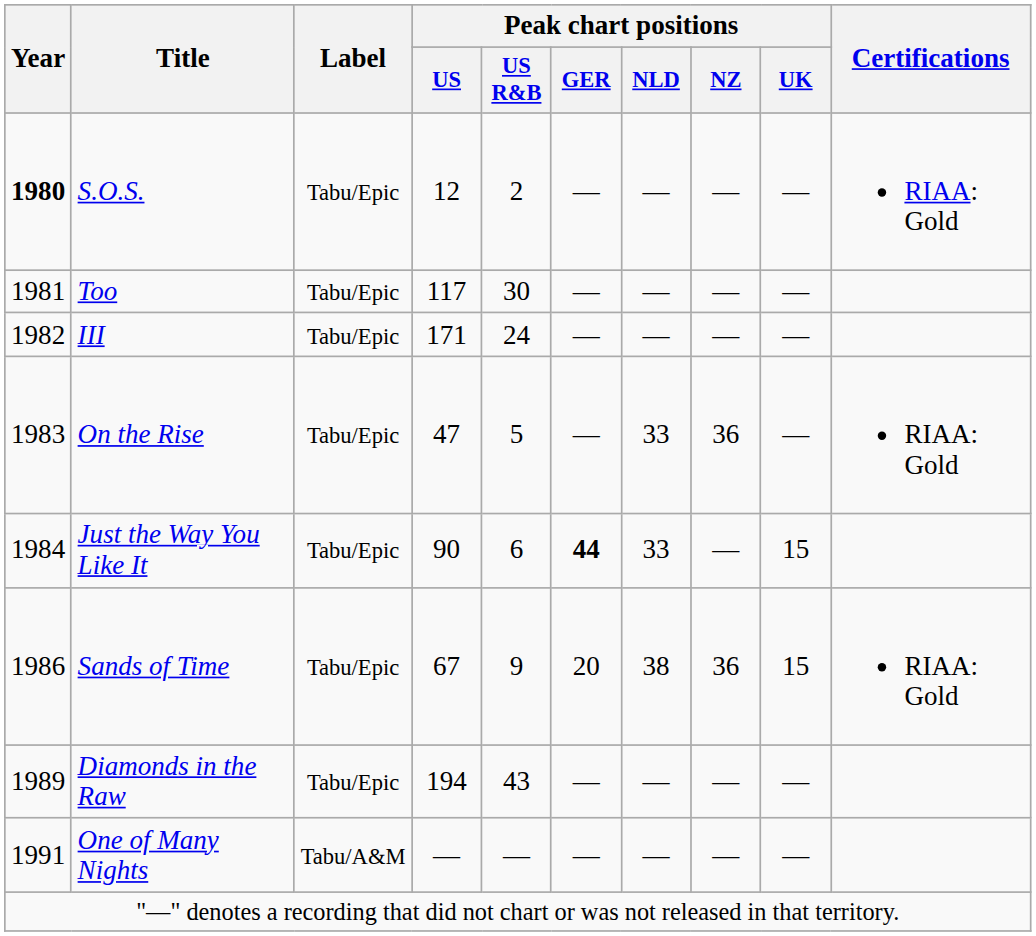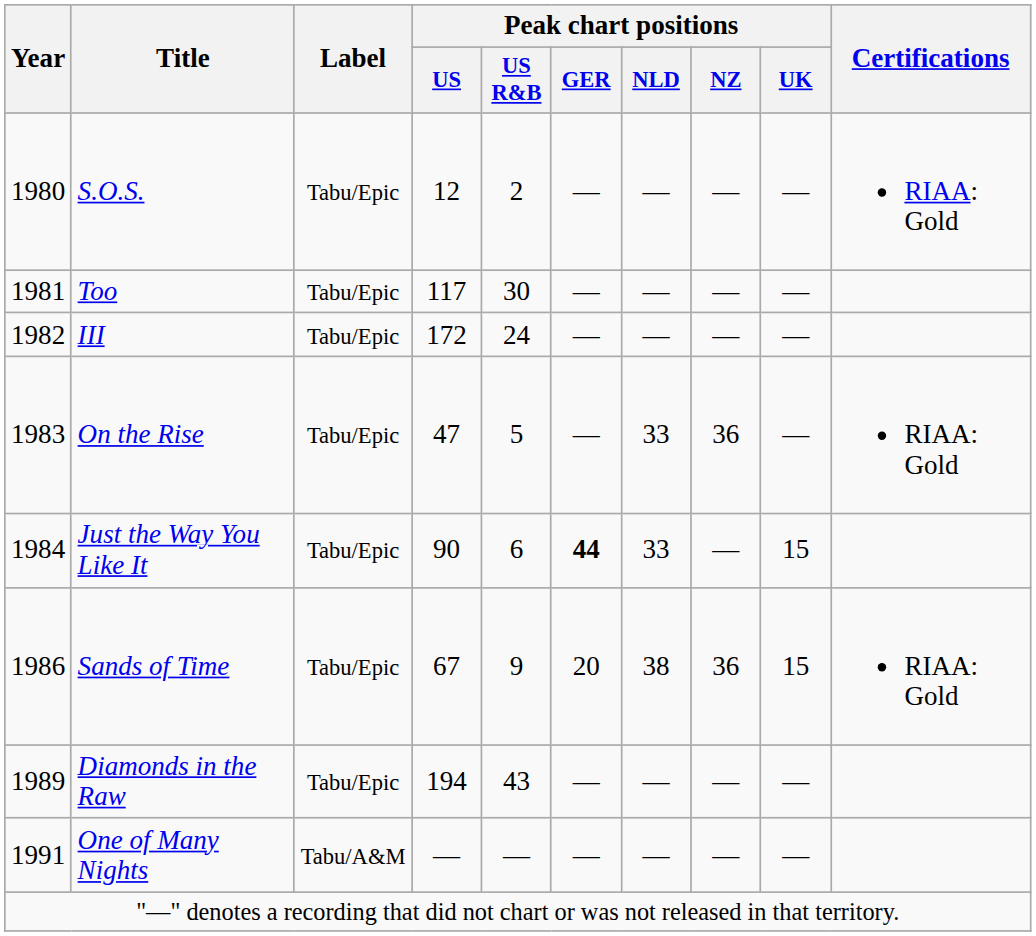(38, 191) bold -> (38, 191) normal
(447, 334) 171 -> (447, 334) 172
